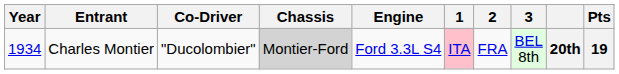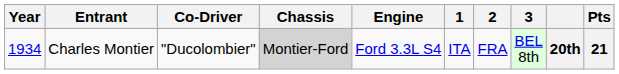(459, 49) pink background -> (459, 49) no background
(599, 49) 19 -> (599, 49) 21
